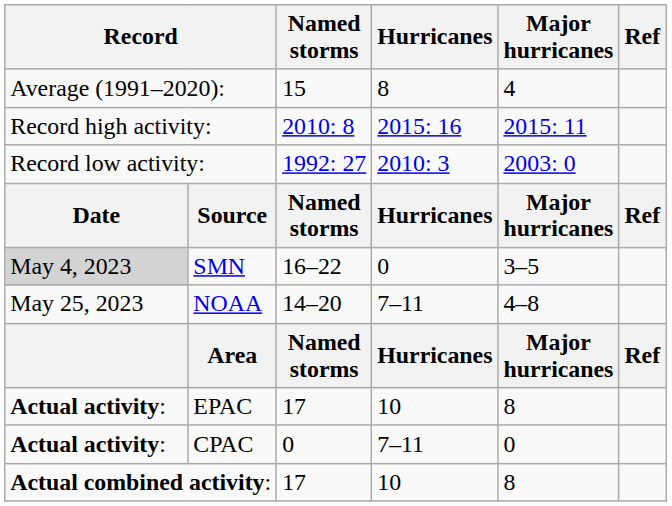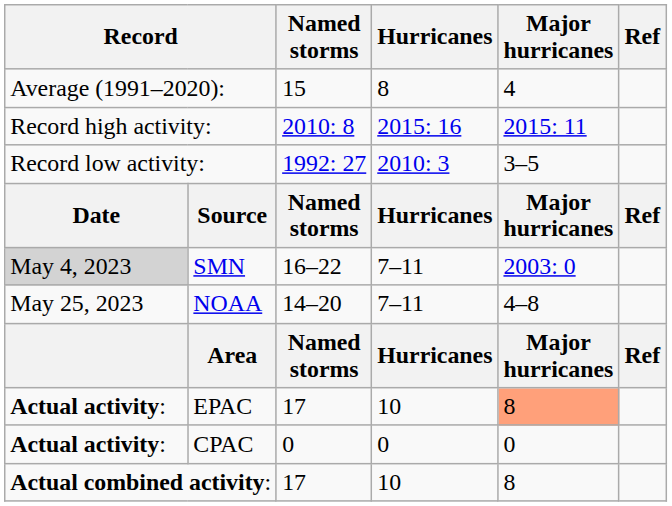(540, 163) 2003: 0 -> (521, 163) 3–5
(383, 266) 0 -> (401, 266) 7–11
(521, 266) 3–5 -> (540, 266) 2003: 0
(509, 406) no background -> (509, 406) lightsalmon background
(401, 444) 7–11 -> (383, 444) 0
